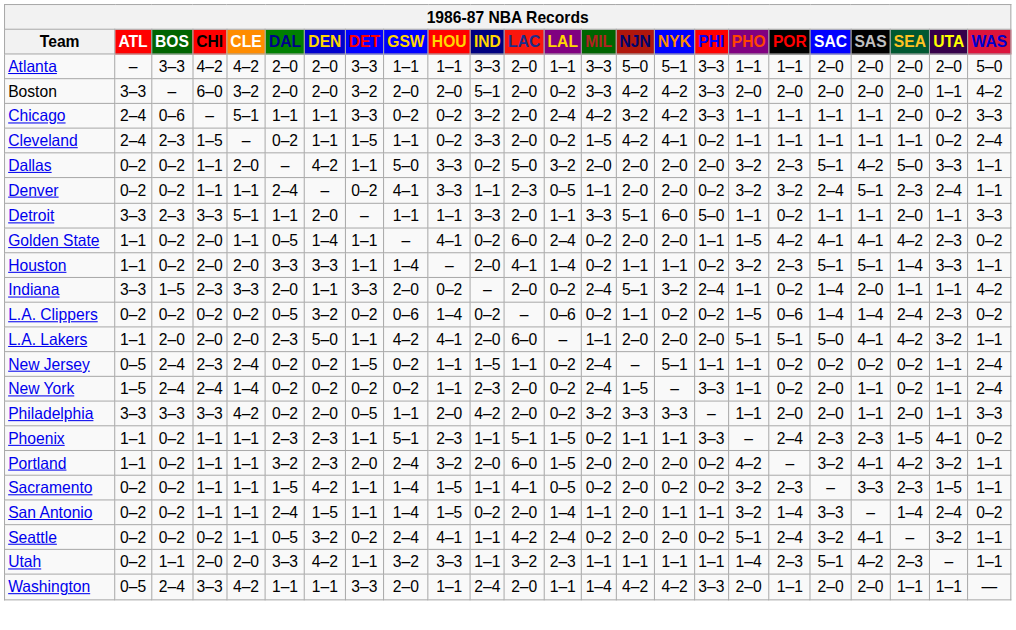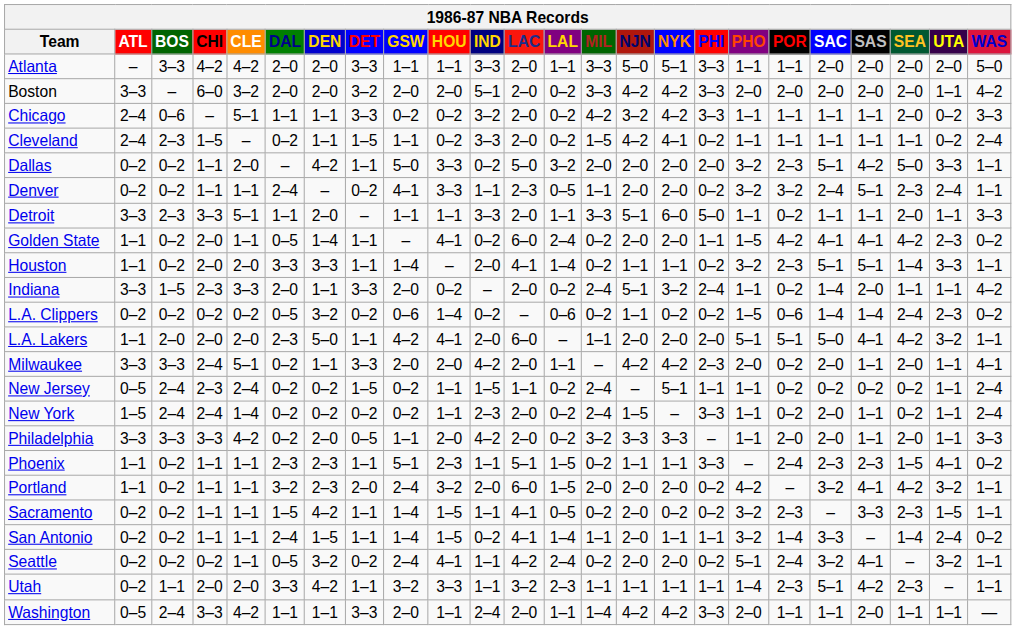(563, 116) 2–4 -> (563, 116) 0–2
+ row: (45, 364)
(524, 513) 2–0 -> (524, 538) 4–1
(831, 587) 2–0 -> (831, 612) 1–1
